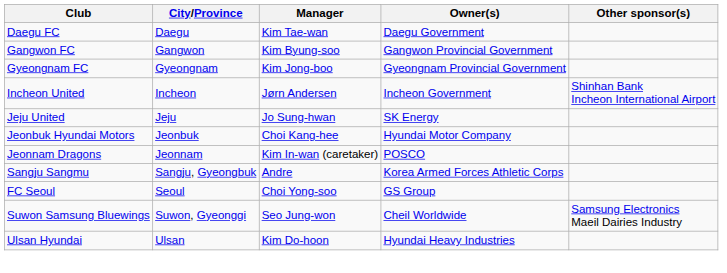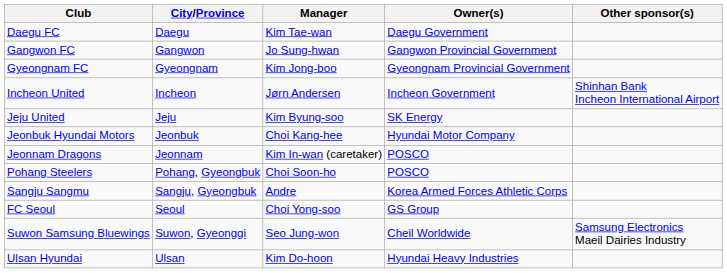(301, 50) Kim Byung-soo -> (302, 50) Jo Sung-hwan
(298, 117) Jo Sung-hwan -> (305, 117) Kim Byung-soo
+ row: (50, 172)
